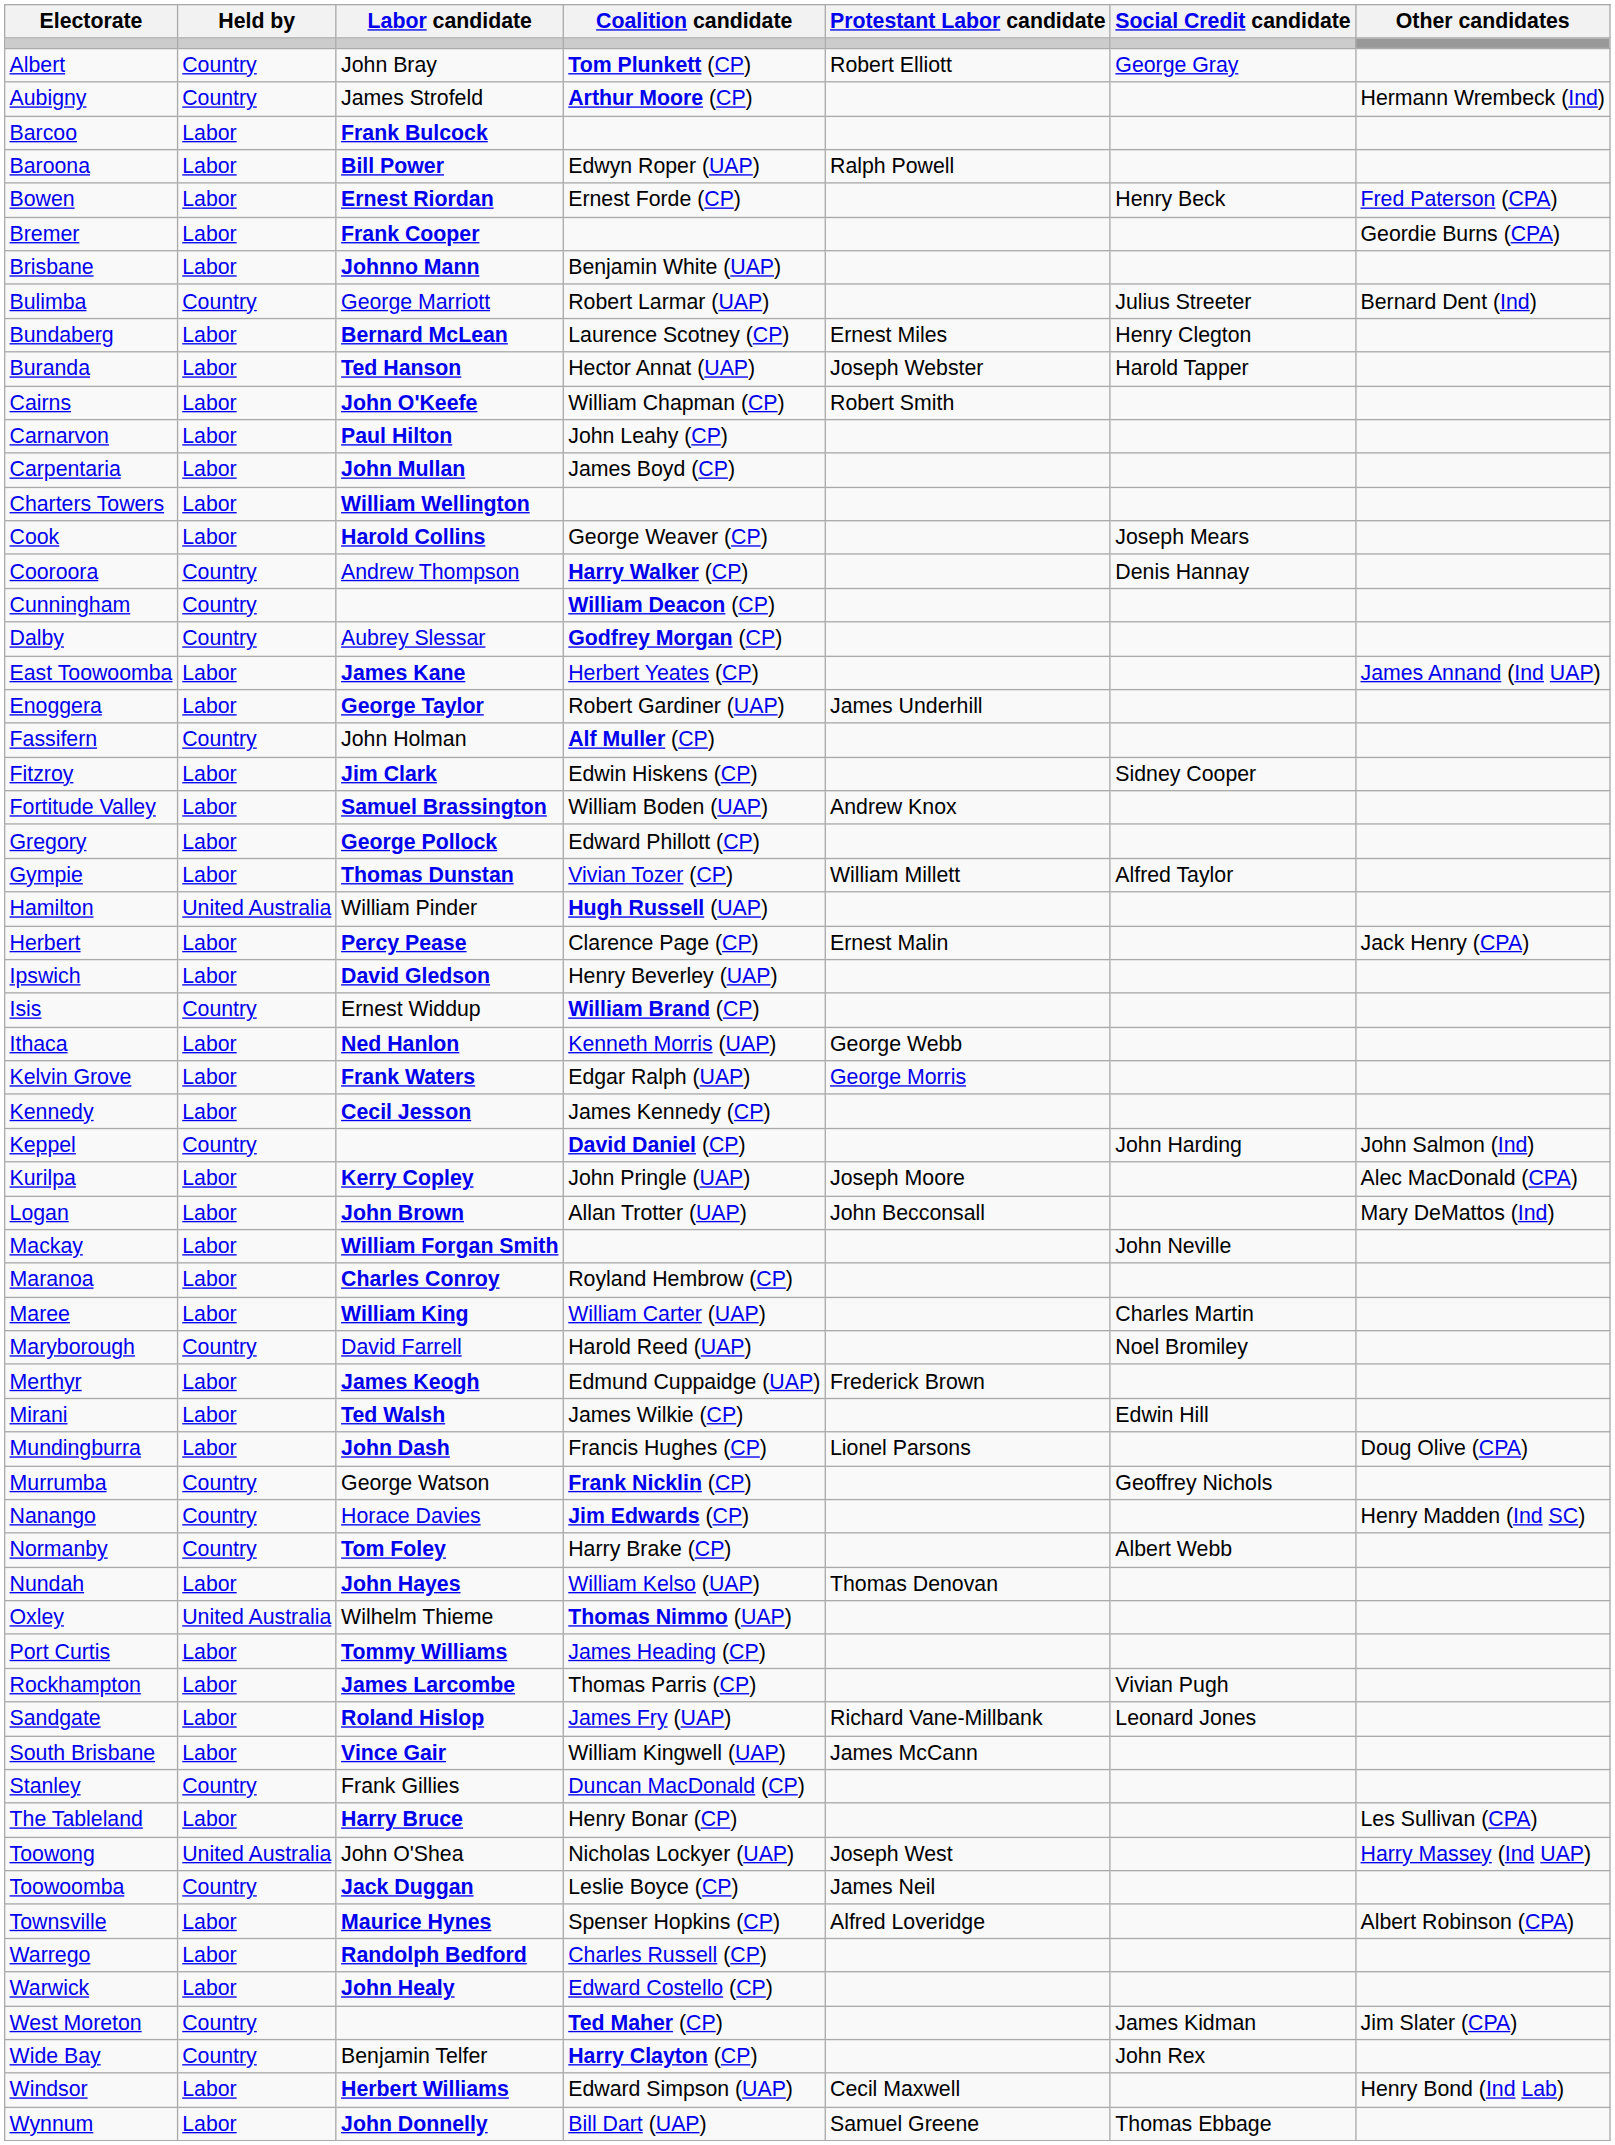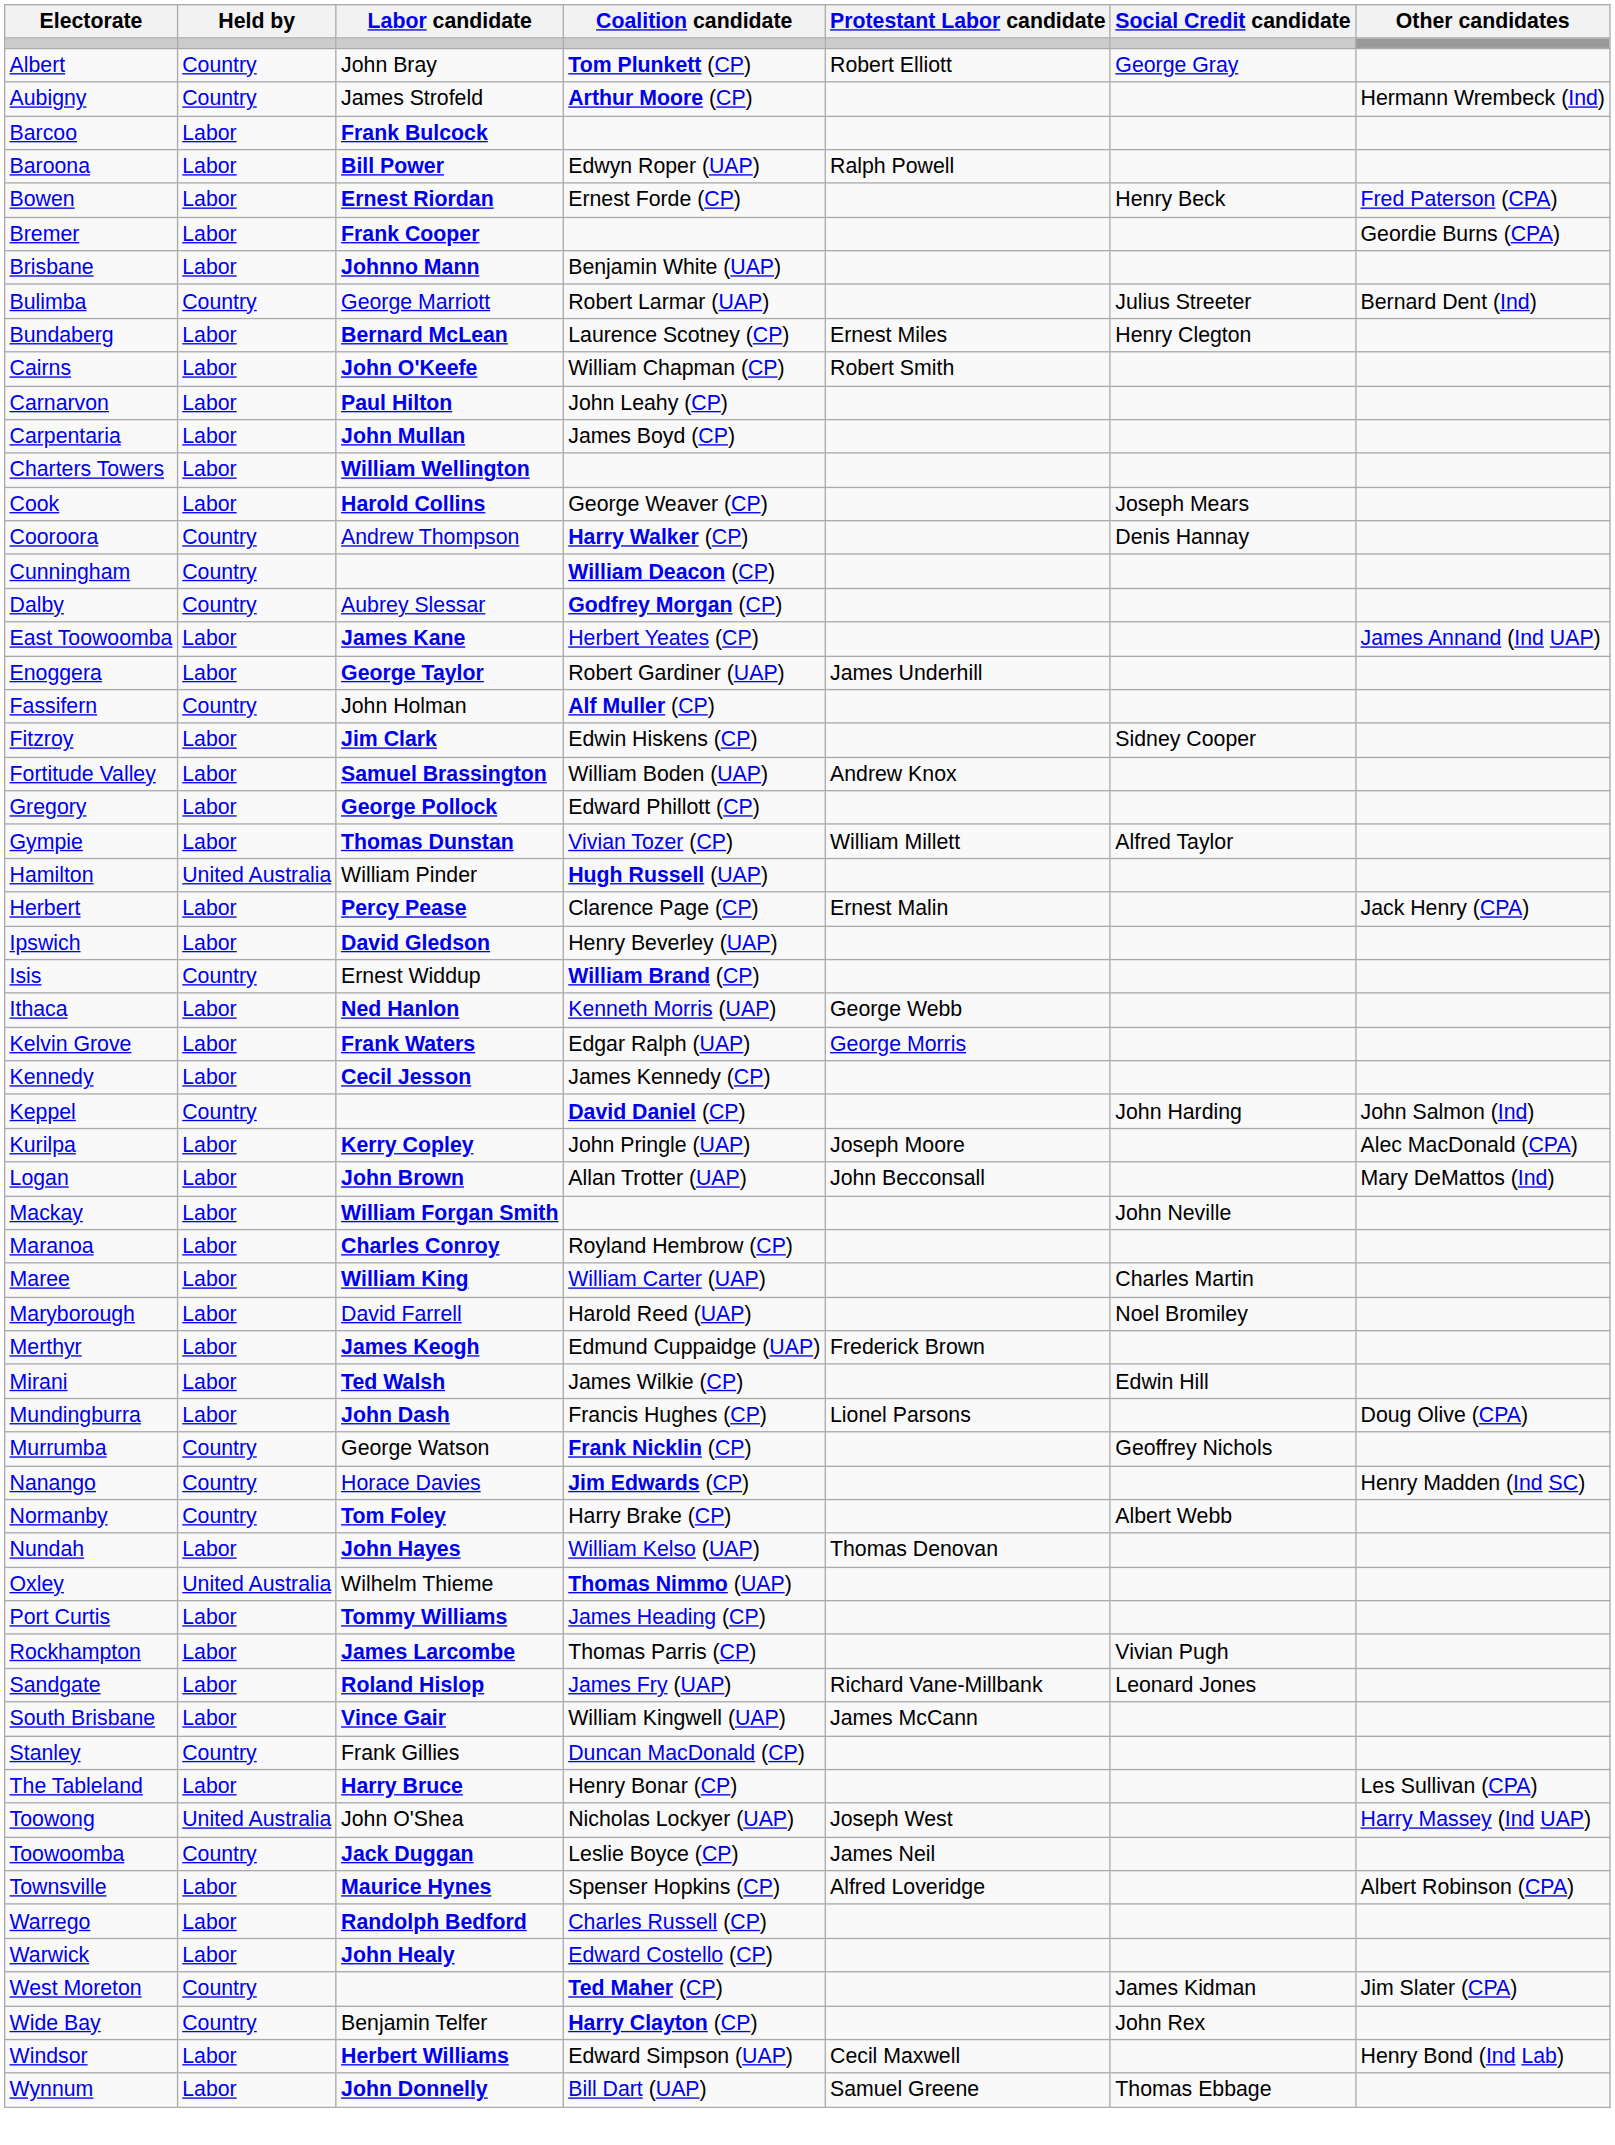- row: (50, 368)
(220, 1347) Country -> (209, 1313) Labor
